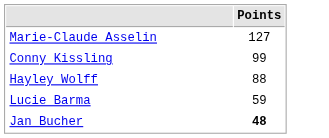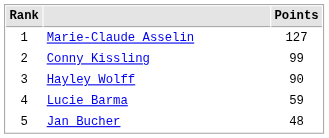+ column: (24, 16)
(259, 80) 88 -> (297, 80) 90
(259, 122) bold -> (297, 122) normal
